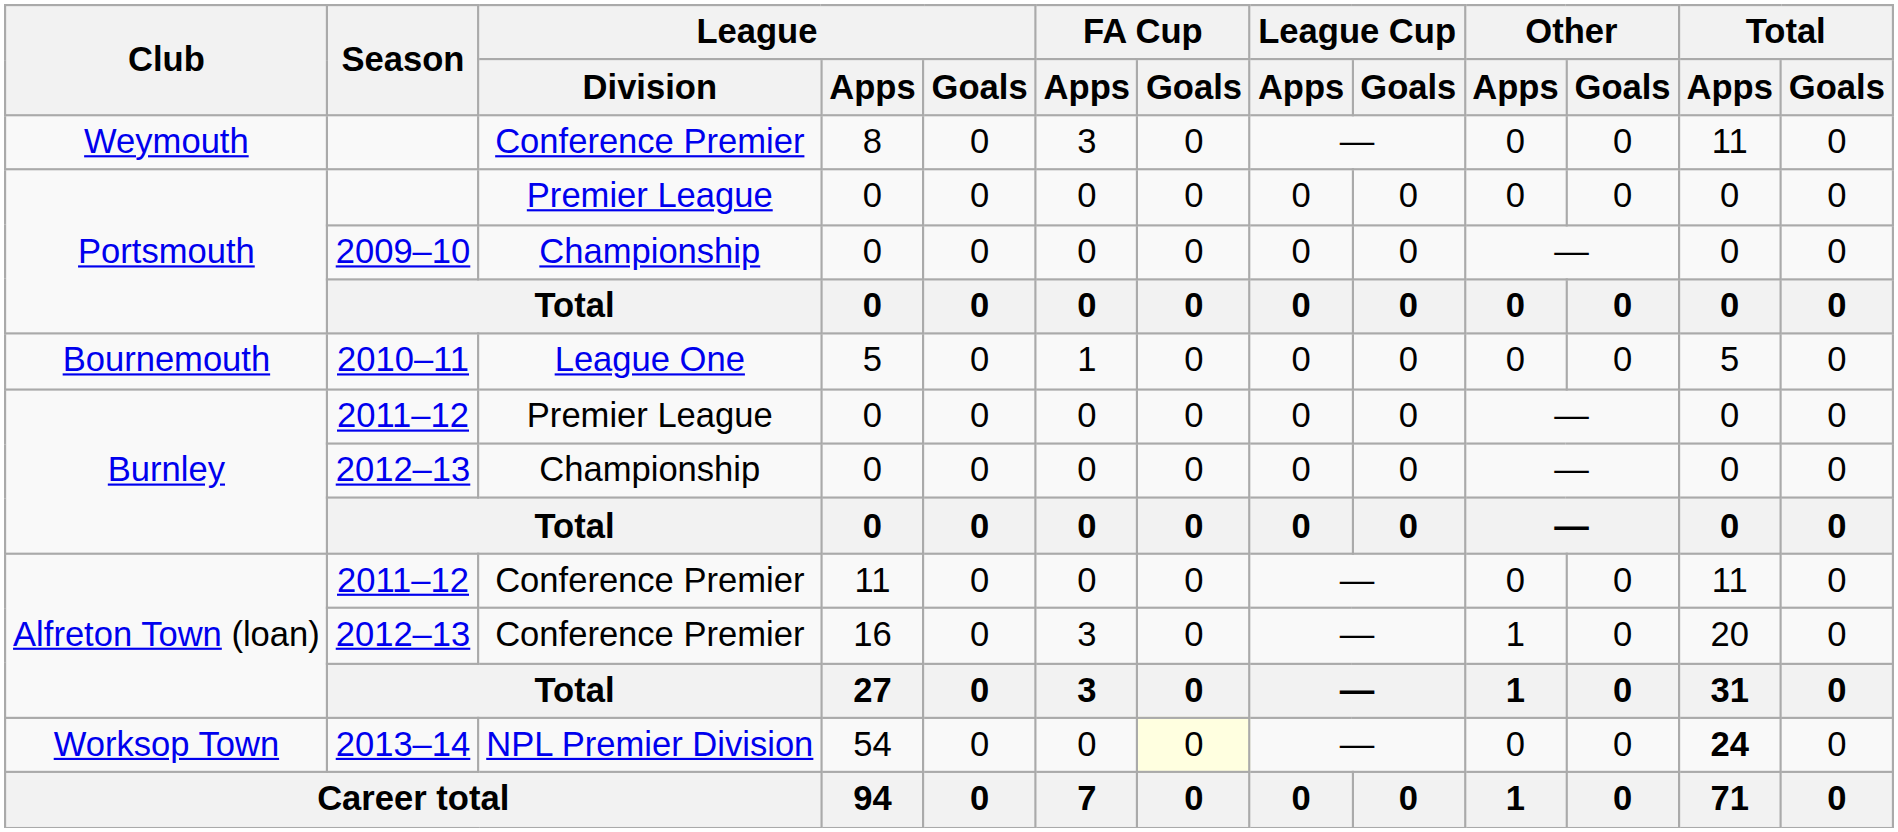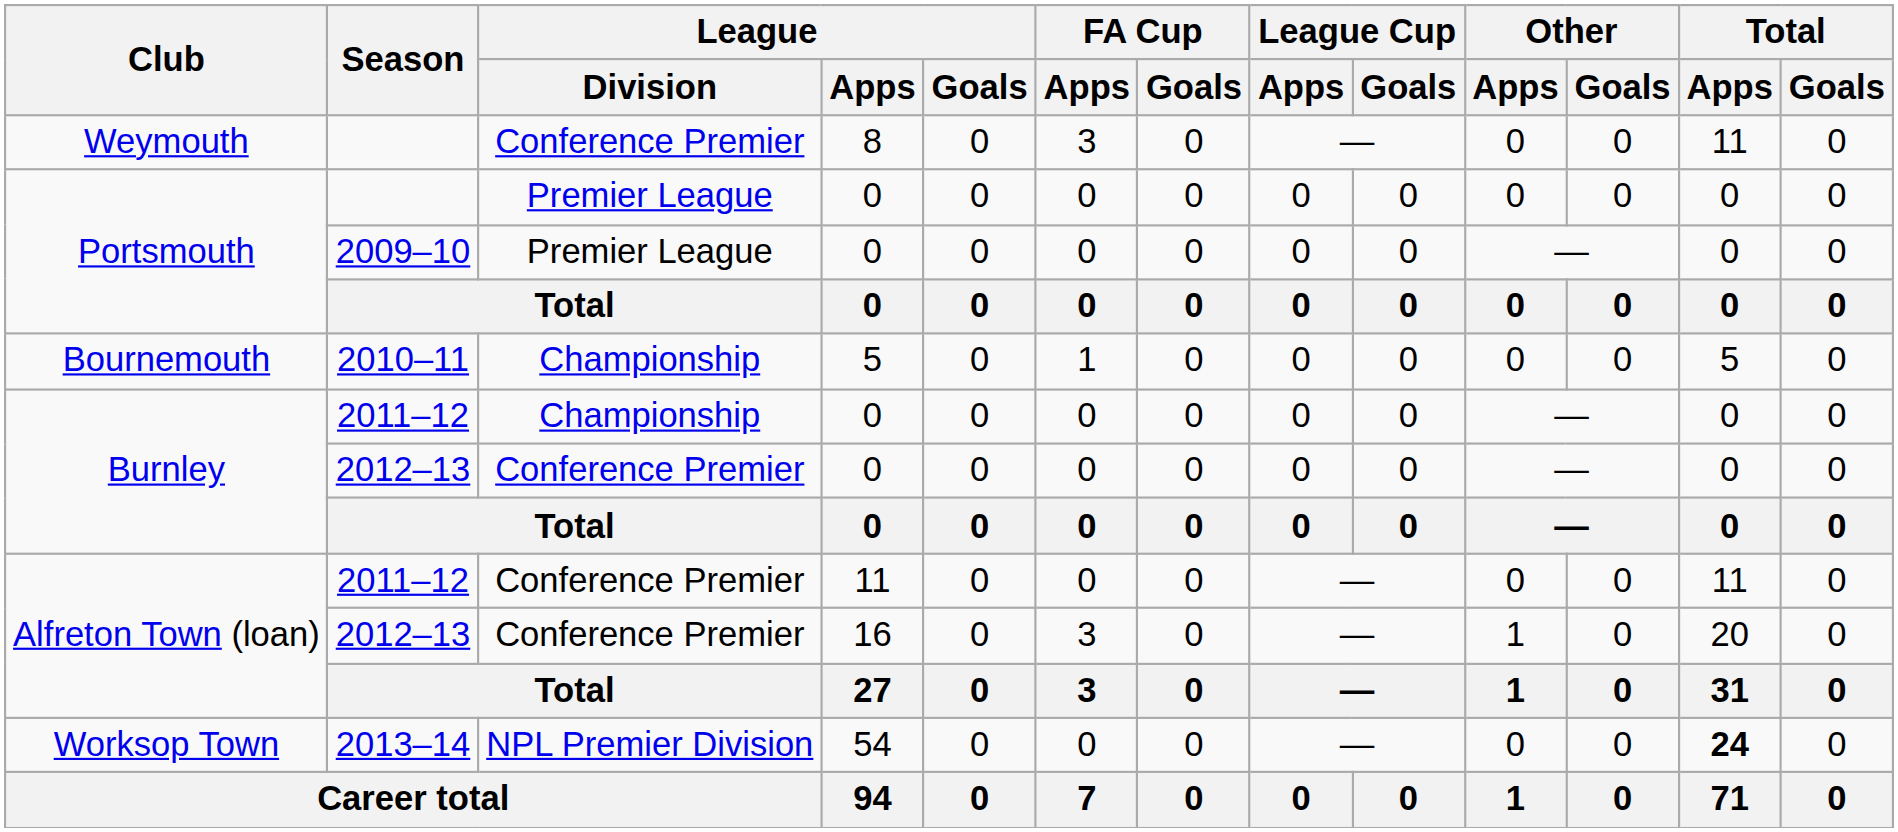(650, 251) Championship -> (650, 251) Premier League
(650, 360) League One -> (650, 360) Championship
(650, 415) Premier League -> (650, 415) Championship
(650, 470) Championship -> (650, 470) Conference Premier
(1194, 744) lightyellow background -> (1194, 744) no background
